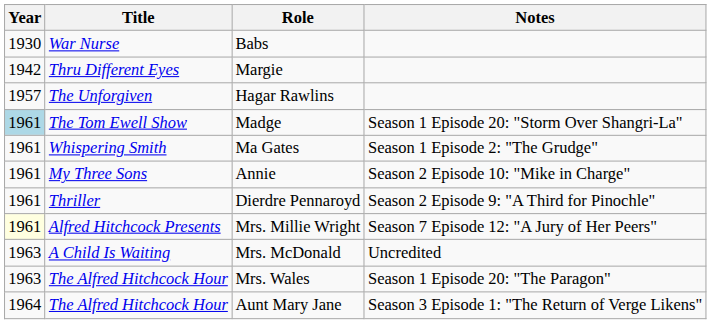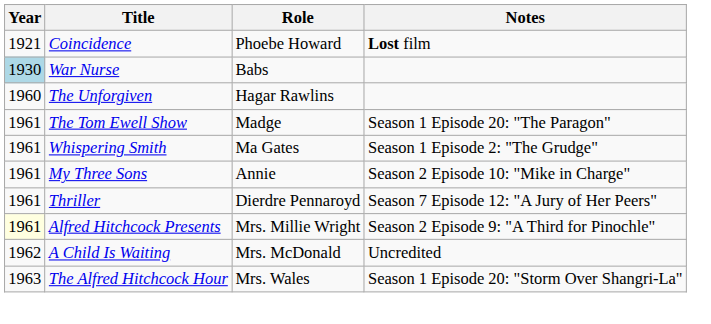+ row: (288, 43)
(25, 43) no background -> (25, 69) lightblue background
- row: (259, 69)
(25, 95) 1957 -> (25, 95) 1960
(25, 122) lightblue background -> (25, 122) no background
(525, 122) Season 1 Episode 20: "Storm Over Shangri-La" -> (489, 122) Season 1 Episode 20: "The Paragon"
(512, 200) Season 2 Episode 9: "A Third for Pinochle" -> (512, 200) Season 7 Episode 12: "A Jury of Her Peers"
(512, 226) Season 7 Episode 12: "A Jury of Her Peers" -> (512, 226) Season 2 Episode 9: "A Third for Pinochle"
(25, 252) 1963 -> (25, 252) 1962
(489, 278) Season 1 Episode 20: "The Paragon" -> (525, 278) Season 1 Episode 20: "Storm Over Shangri-La"
- row: (289, 305)
